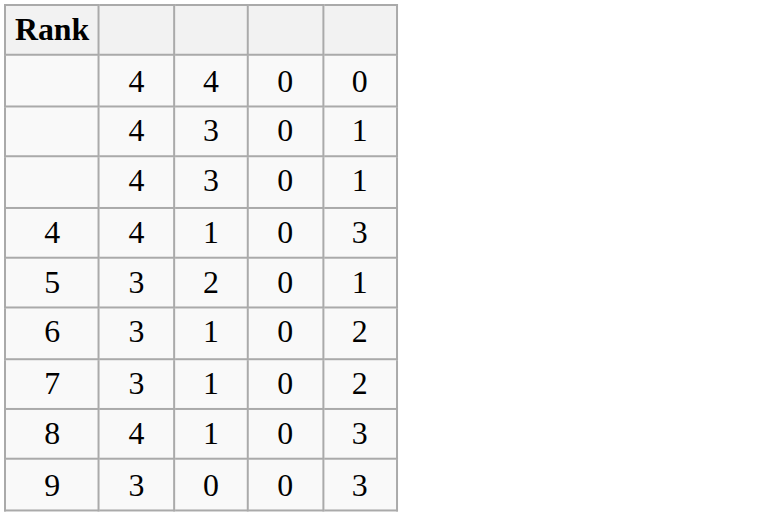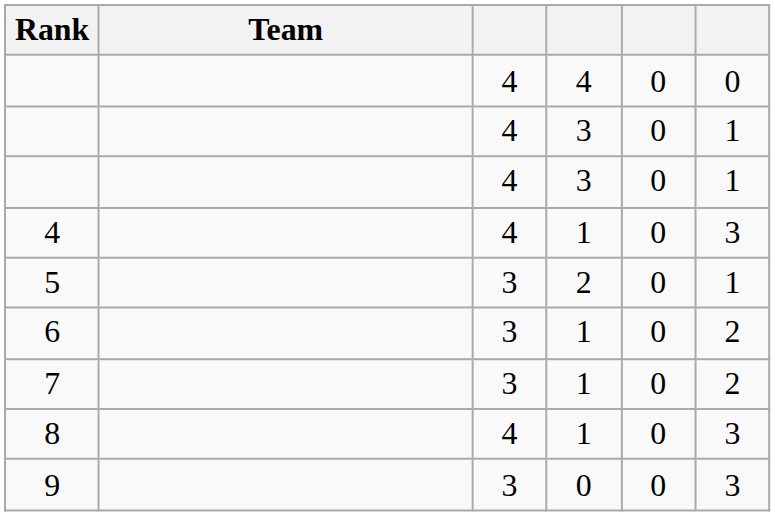+ column: (286, 29)
